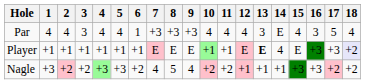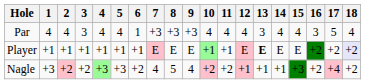(280, 32) E -> (280, 32) 4
(280, 50) 4 -> (280, 50) E
(316, 50) +3 -> (316, 50) +2
(334, 50) +3 -> (334, 50) +2
(316, 69) +3 -> (316, 69) +2
(334, 69) +2 -> (334, 69) +4
